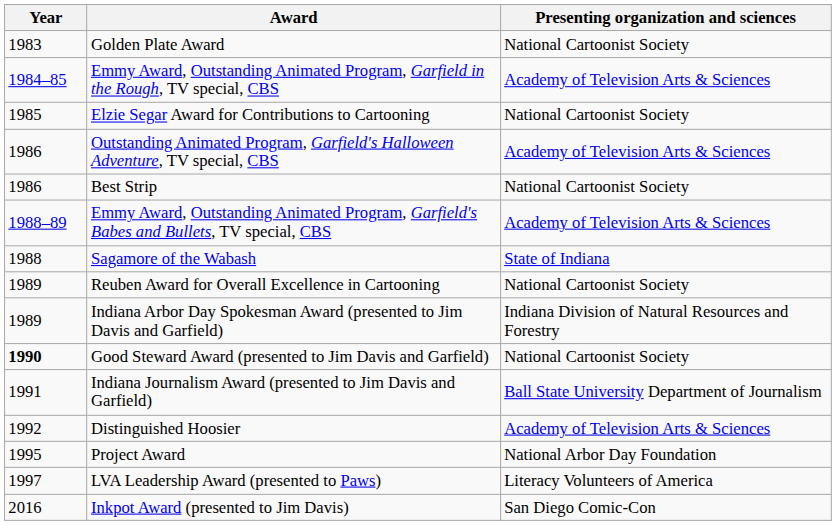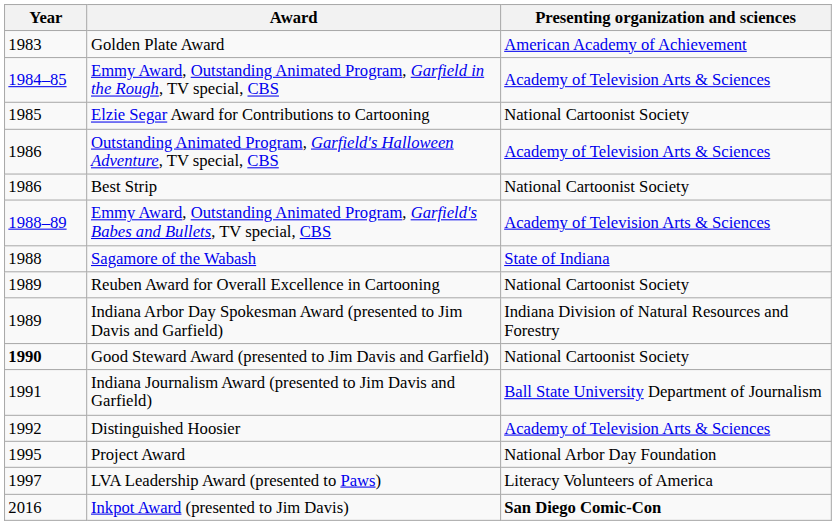(597, 44) National Cartoonist Society -> (625, 44) American Academy of Achievement
(580, 507) normal -> (583, 507) bold
